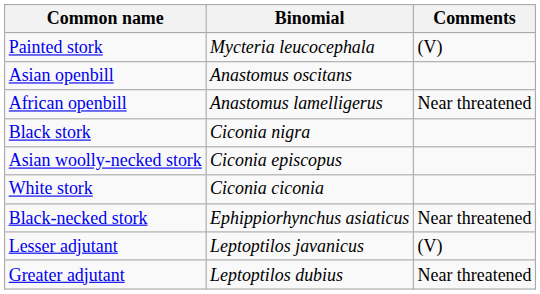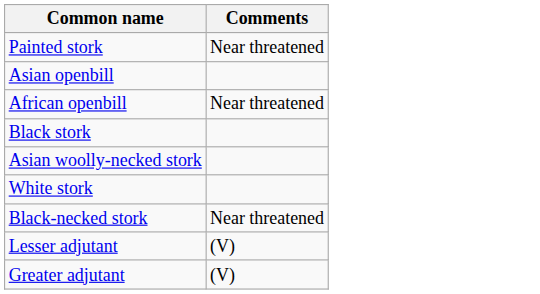- column: (310, 18)
(430, 47) (V) -> (267, 47) Near threatened
(475, 274) Near threatened -> (222, 274) (V)
